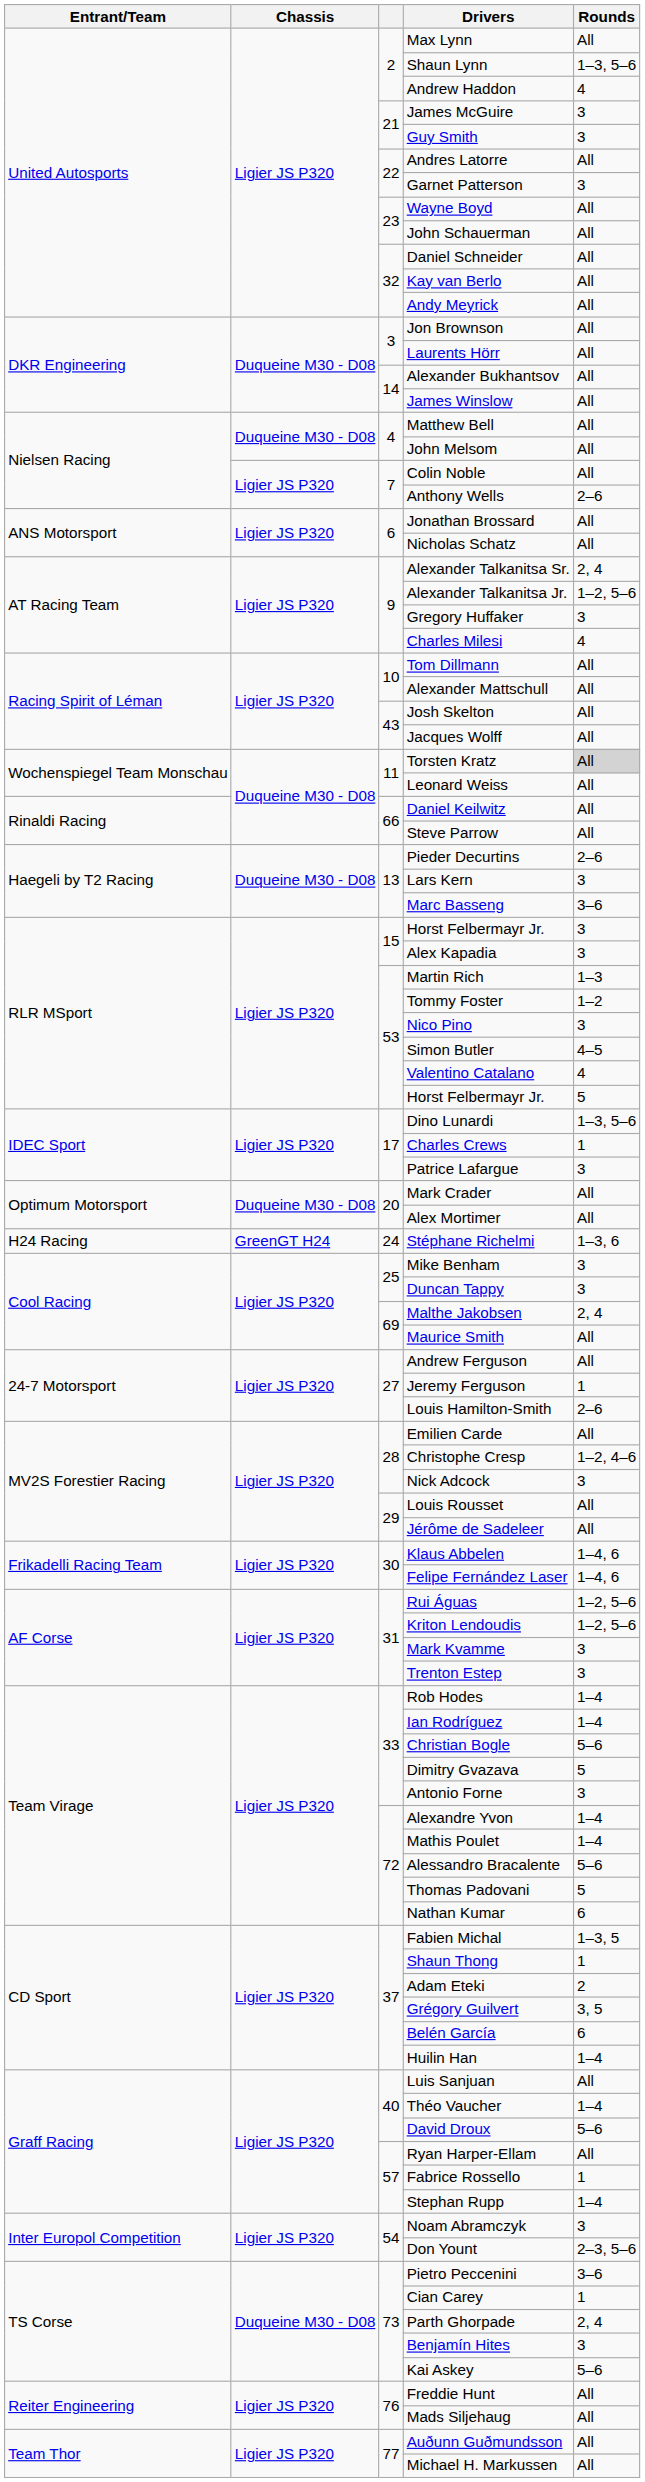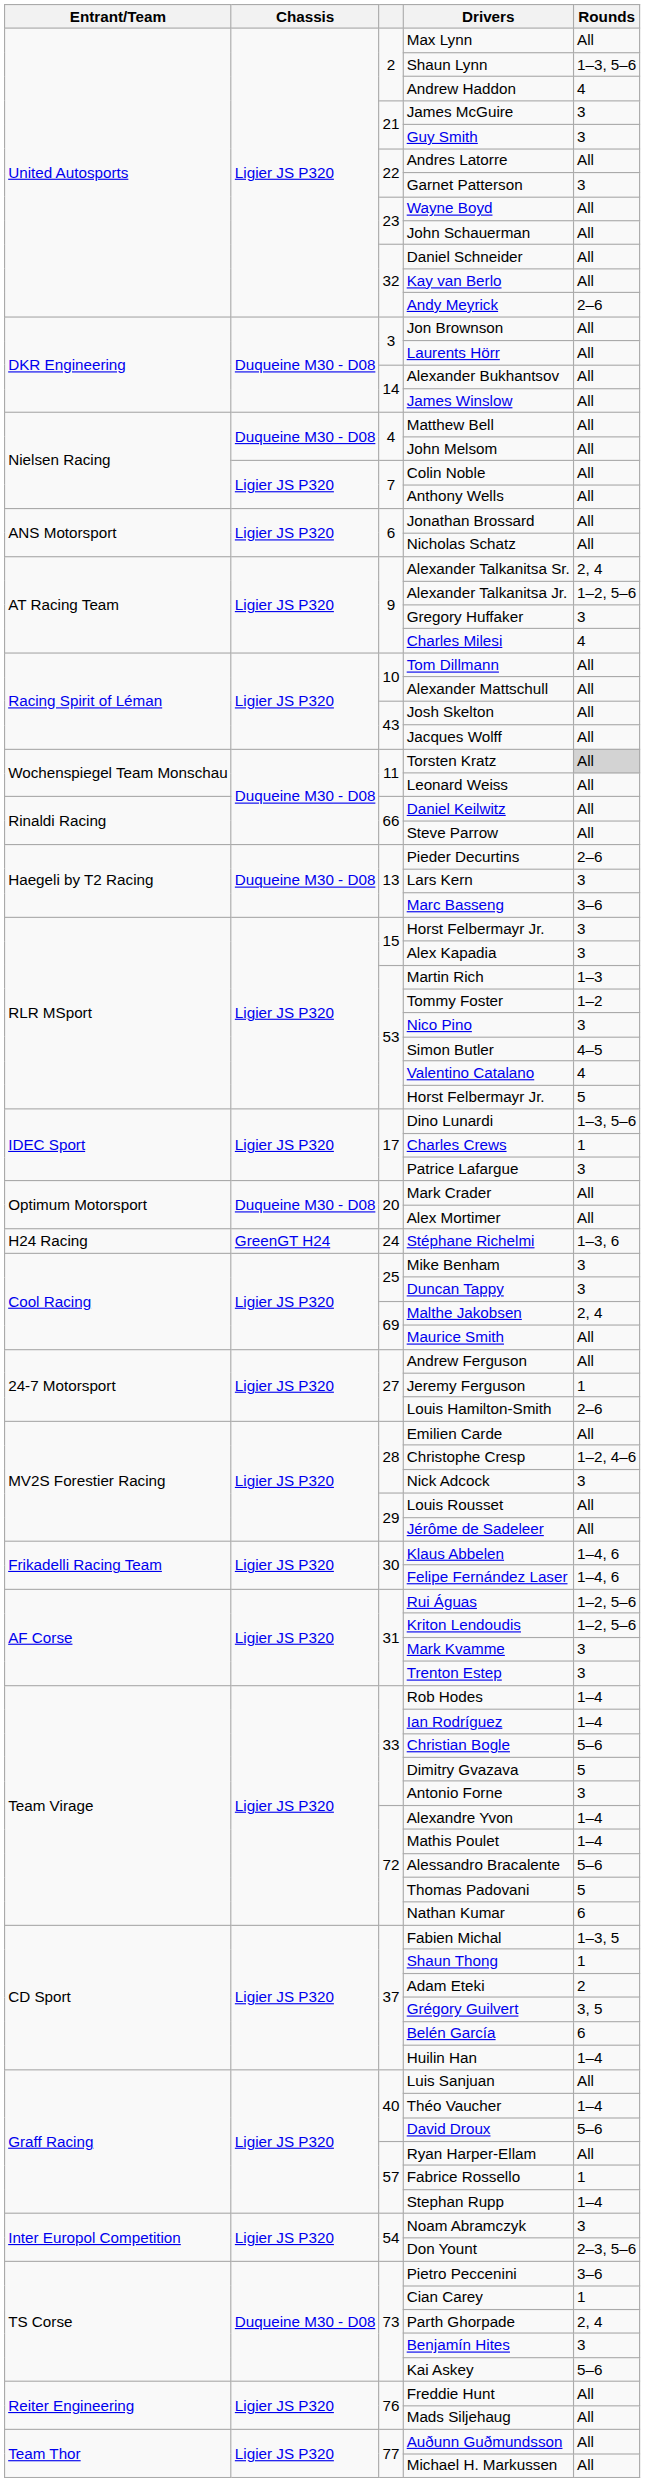(585, 304) All -> (590, 304) 2–6
(590, 496) 2–6 -> (585, 496) All
